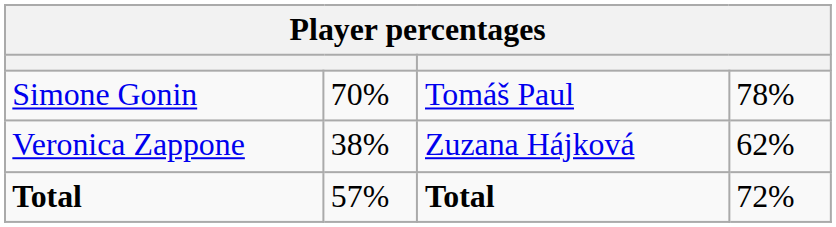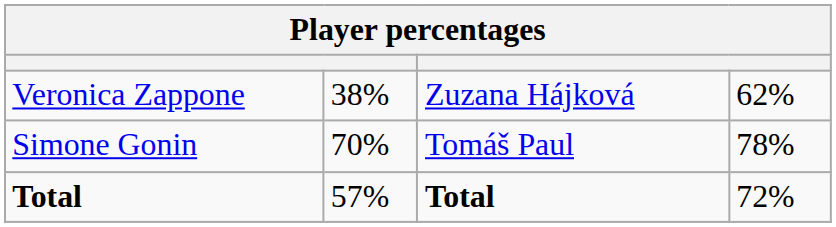rows swapped: (129, 145) <-> (105, 94)
